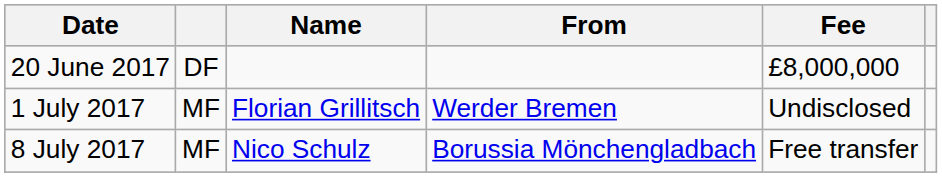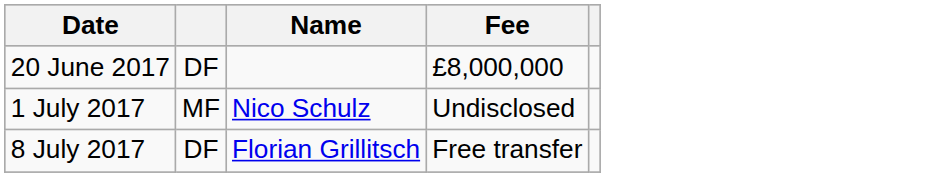- column: (594, 25)
(326, 108) Florian Grillitsch -> (301, 108) Nico Schulz
(201, 150) MF -> (201, 150) DF
(301, 150) Nico Schulz -> (326, 150) Florian Grillitsch
